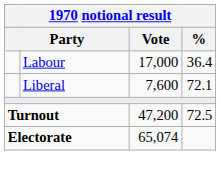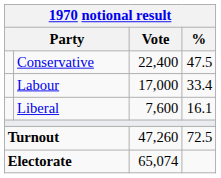+ row: (56, 62)
(200, 62) 36.4 -> (200, 85) 33.4
(200, 85) 72.1 -> (200, 108) 16.1
(158, 115) 47,200 -> (158, 138) 47,260
